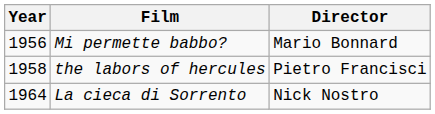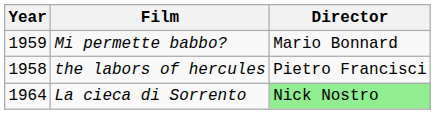(28, 44) 1956 -> (28, 44) 1959
(326, 96) no background -> (326, 96) lightgreen background
